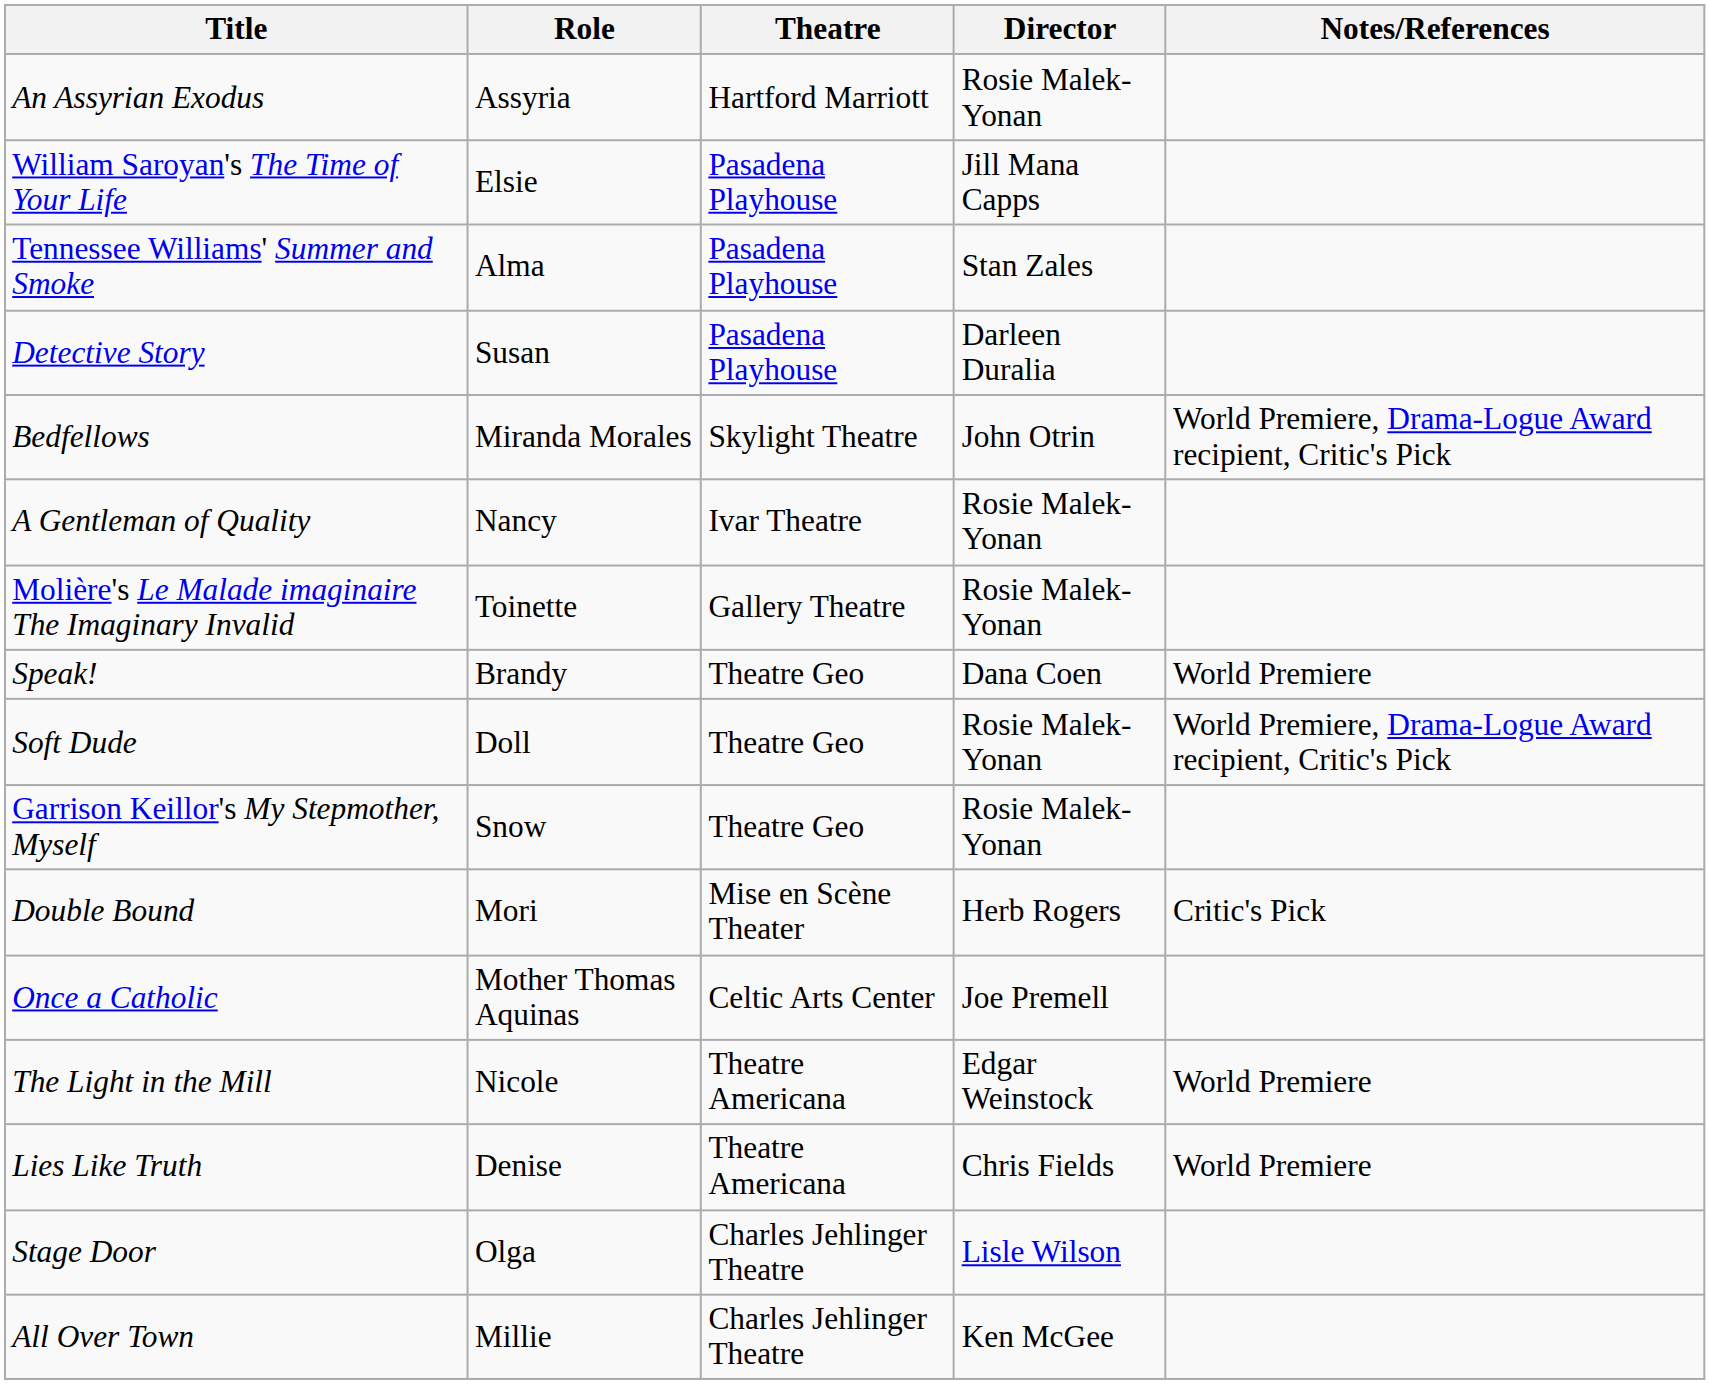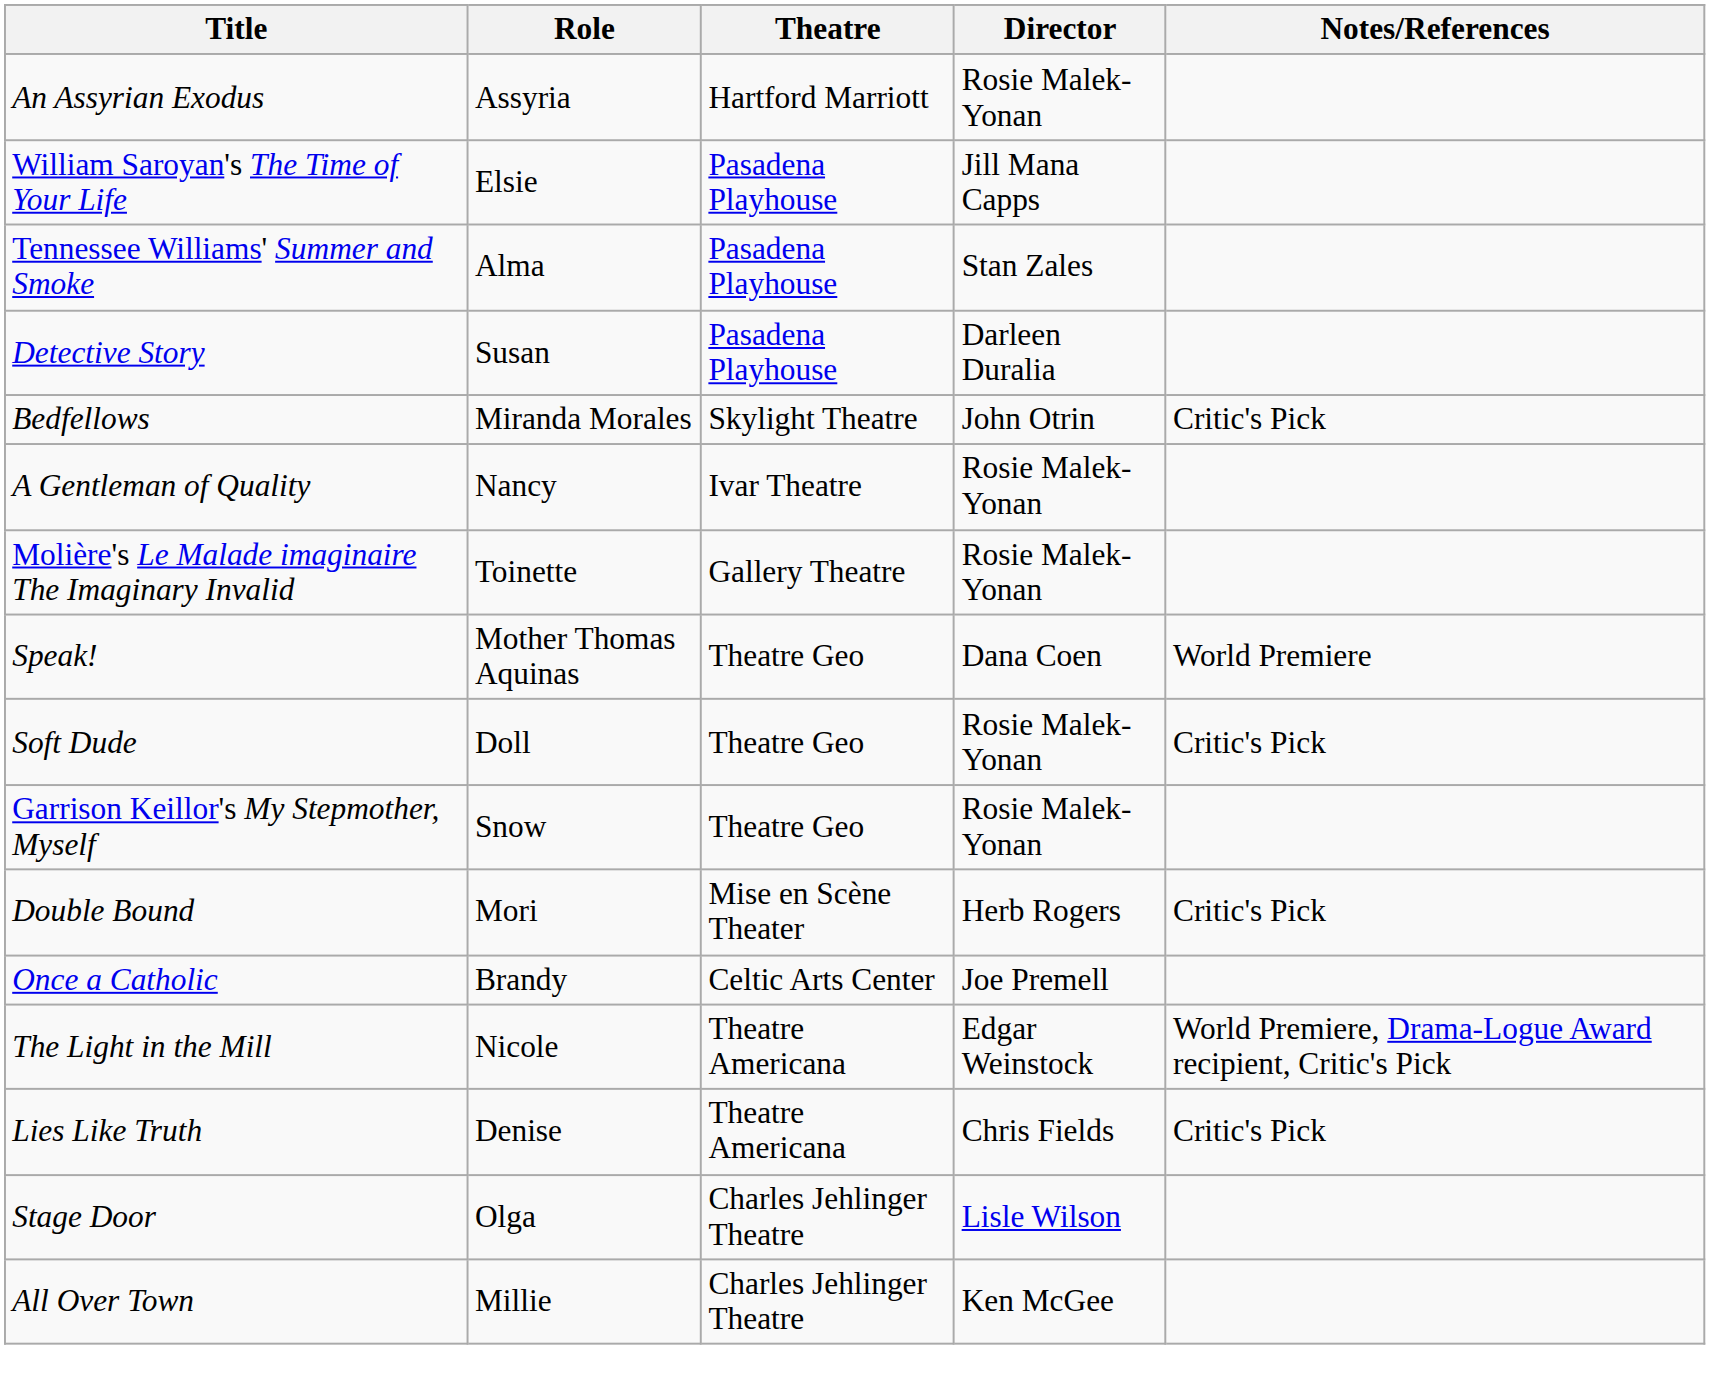(1412, 436) World Premiere, Drama-Logue Award recipient, Critic's Pick -> (1249, 419) Critic's Pick
(521, 674) Brandy -> (575, 656) Mother Thomas Aquinas
(1412, 741) World Premiere, Drama-Logue Award recipient, Critic's Pick -> (1249, 741) Critic's Pick
(575, 996) Mother Thomas Aquinas -> (521, 978) Brandy
(1272, 1081) World Premiere -> (1412, 1046) World Premiere, Drama-Logue Award recipient, Critic's Pick
(1272, 1166) World Premiere -> (1249, 1131) Critic's Pick
